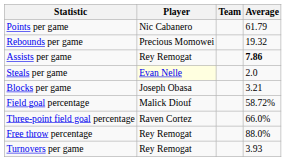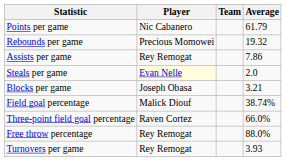(254, 57) bold -> (254, 57) normal
(260, 103) 58.72% -> (260, 103) 38.74%
